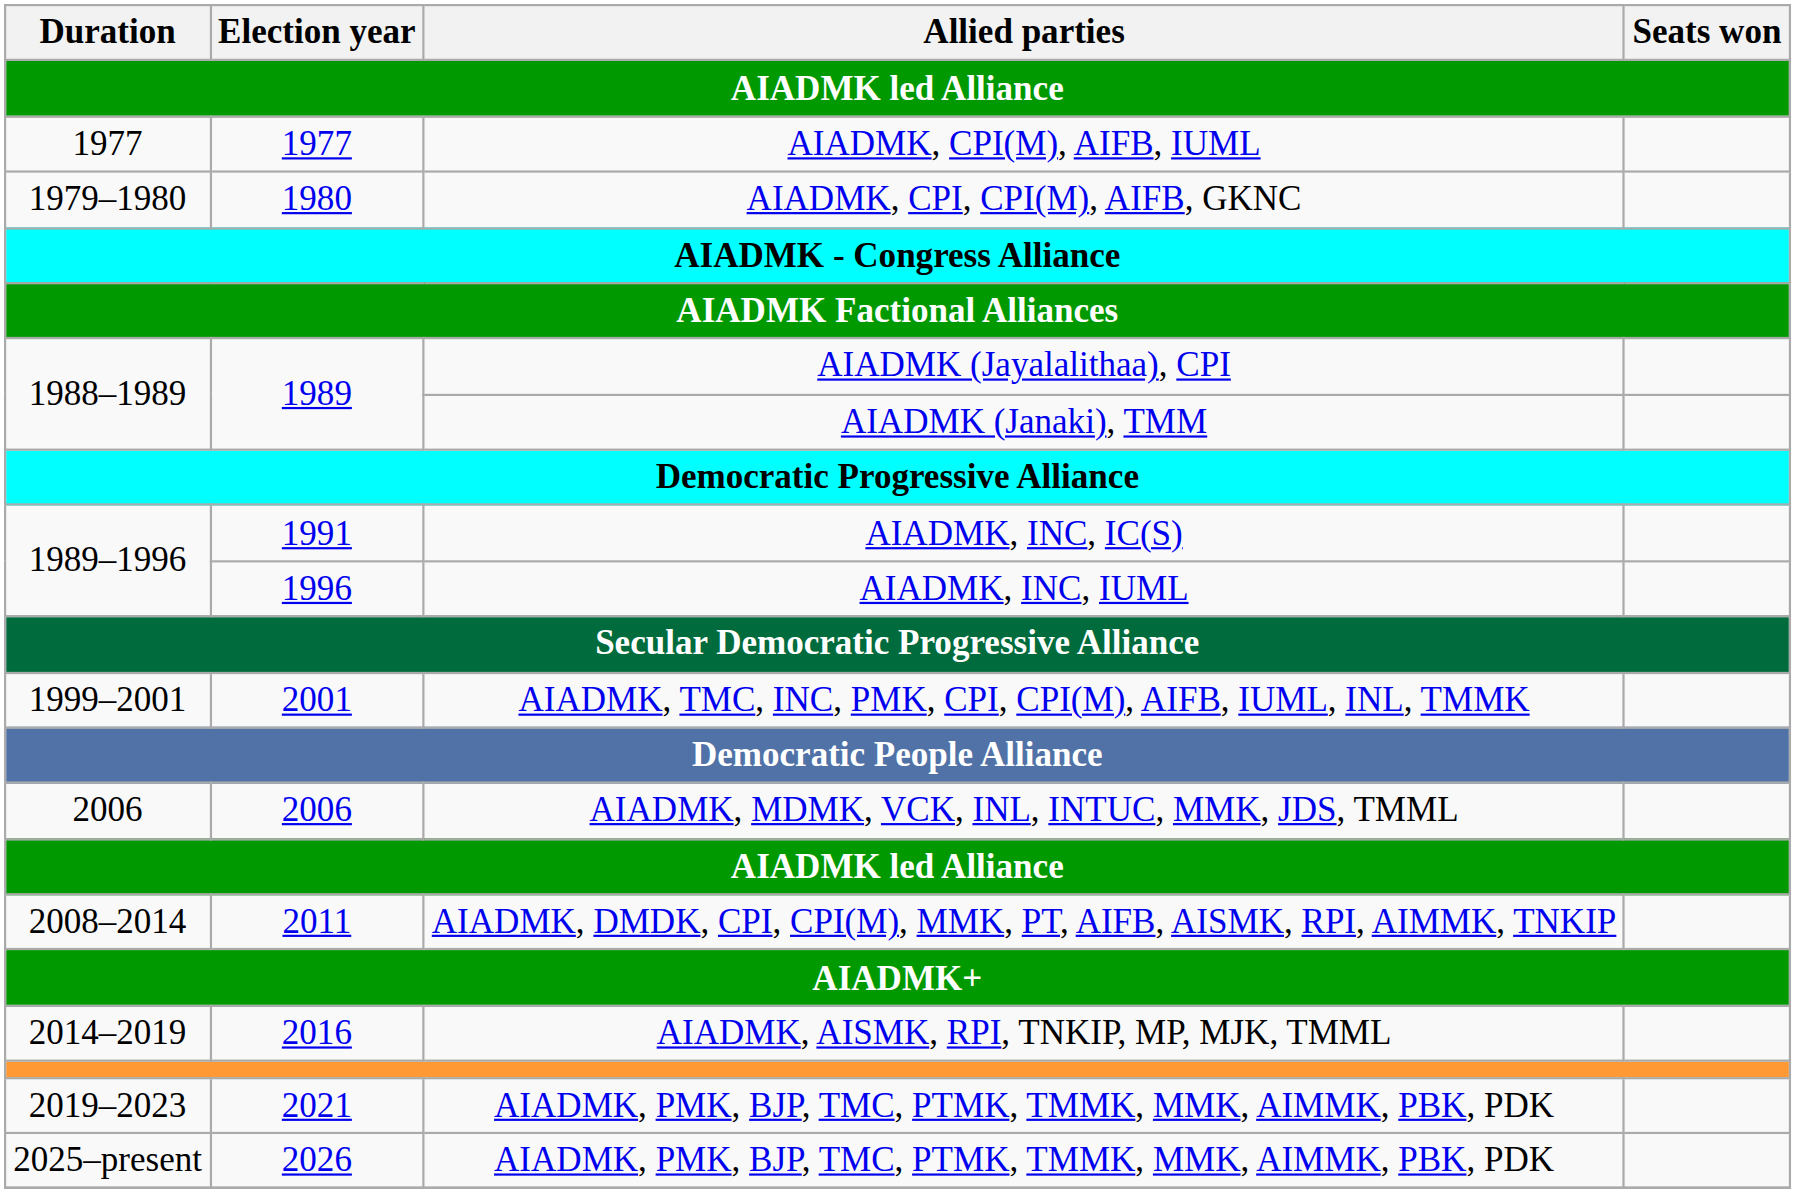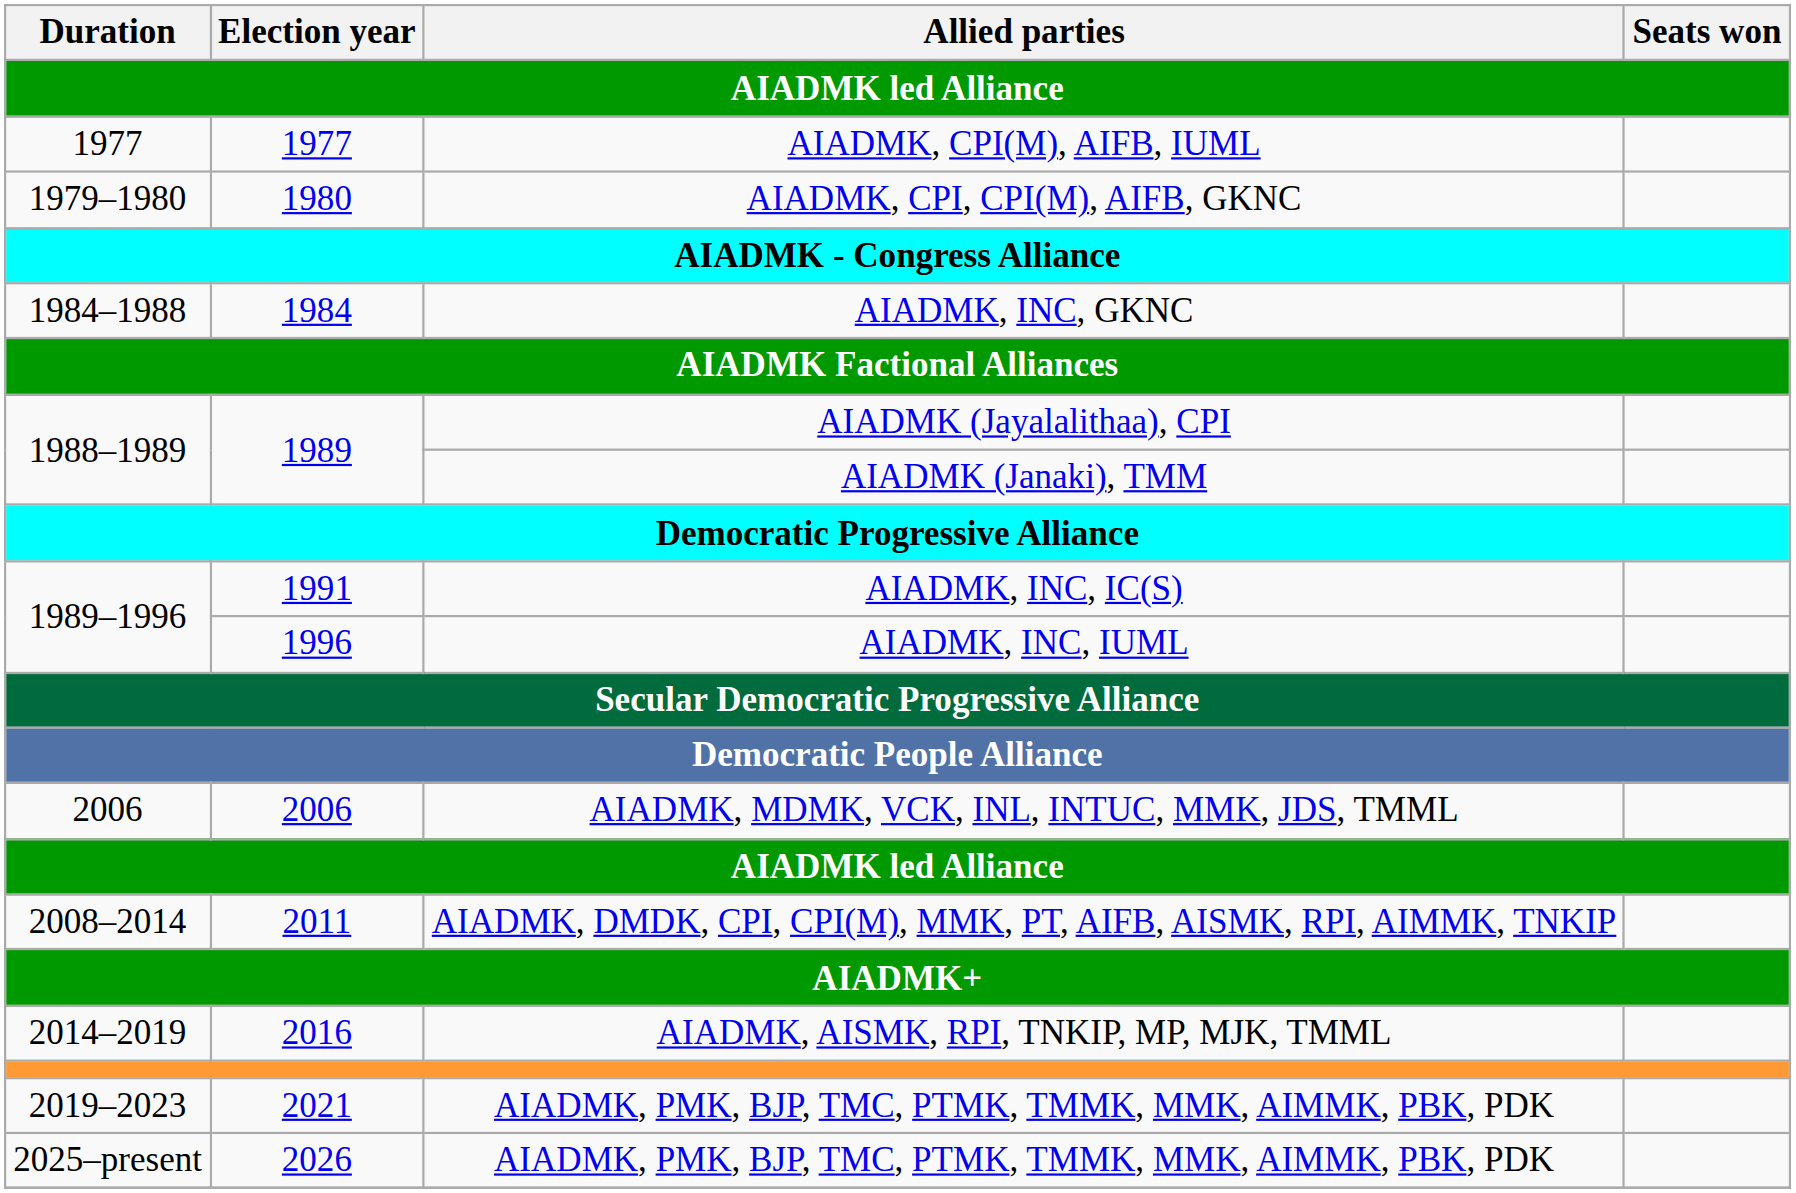+ row: (317, 310)
- row: (317, 699)
